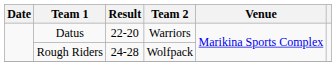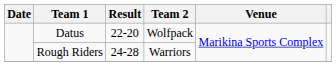(170, 33) Warriors -> (170, 33) Wolfpack
(170, 52) Wolfpack -> (170, 52) Warriors
